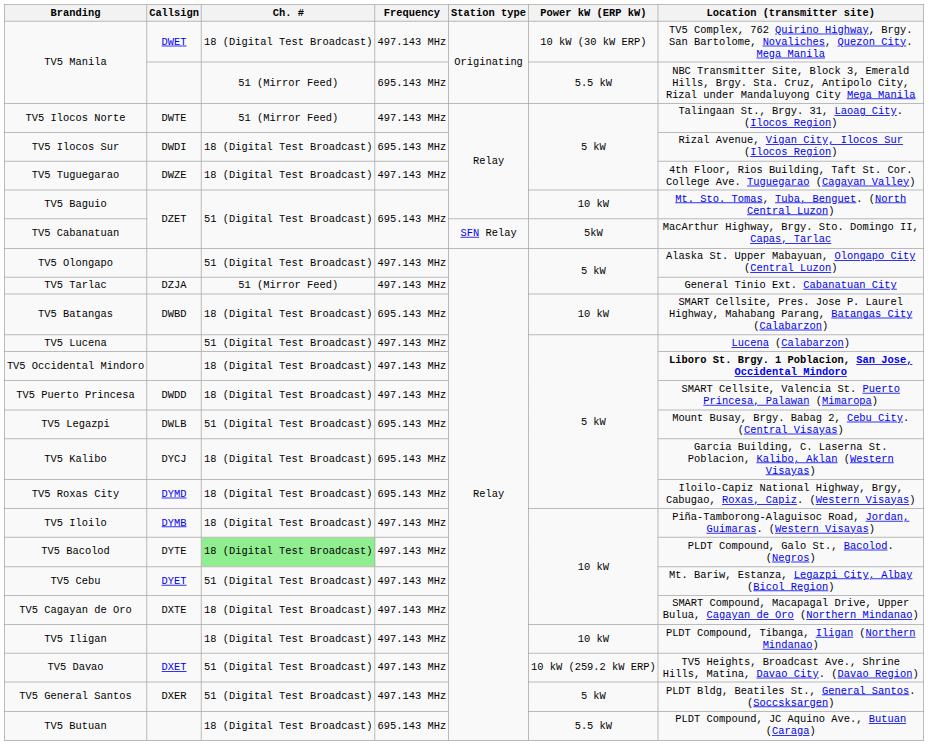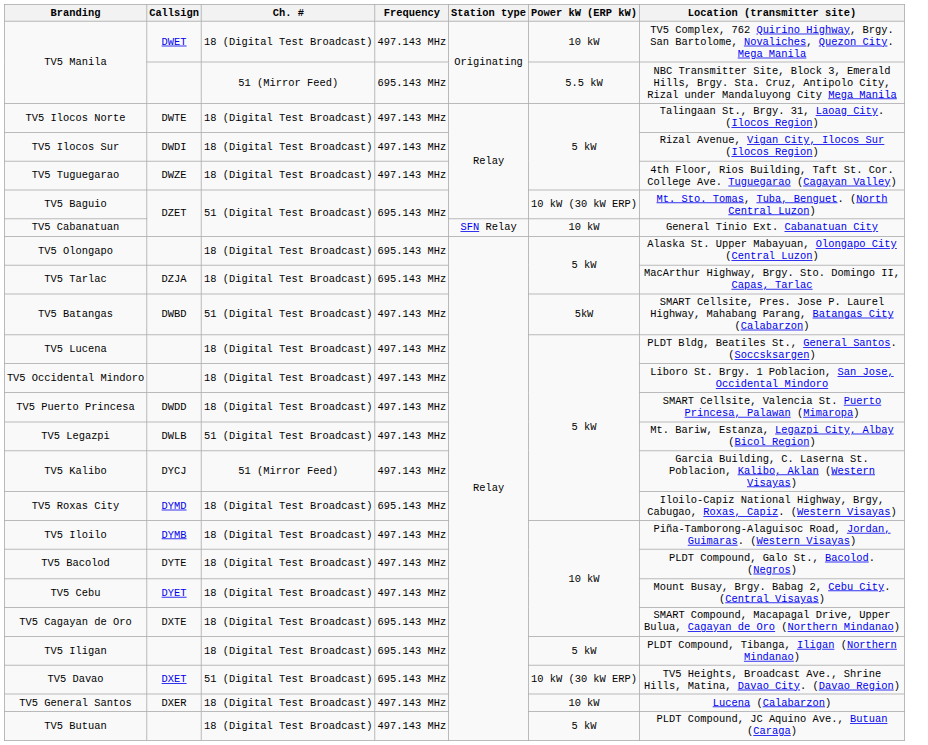(593, 42) 10 kW (30 kW ERP) -> (584, 42) 10 kW
(288, 118) 51 (Mirror Feed) -> (288, 118) 18 (Digital Test Broadcast)
(412, 147) 695.143 MHz -> (412, 147) 497.143 MHz
(593, 205) 10 kW -> (584, 205) 10 kW (30 kW ERP)
(593, 234) 5kW -> (584, 228) 10 kW
(791, 234) MacArthur Highway, Brgy. Sto. Domingo II, Capas, Tarlac -> (772, 228) General Tinio Ext. Cabanatuan City
(288, 262) 51 (Digital Test Broadcast) -> (288, 250) 18 (Digital Test Broadcast)
(412, 262) 497.143 MHz -> (412, 250) 695.143 MHz
(288, 285) 51 (Mirror Feed) -> (288, 279) 18 (Digital Test Broadcast)
(412, 285) 497.143 MHz -> (412, 279) 695.143 MHz
(791, 285) General Tinio Ext. Cabanatuan City -> (772, 279) MacArthur Highway, Brgy. Sto. Domingo II, Capas, Tarlac
(288, 314) 18 (Digital Test Broadcast) -> (288, 314) 51 (Digital Test Broadcast)
(412, 314) 695.143 MHz -> (412, 314) 497.143 MHz
(593, 314) 10 kW -> (584, 314) 5kW
(288, 343) 51 (Digital Test Broadcast) -> (288, 349) 18 (Digital Test Broadcast)
(791, 343) Lucena (Calabarzon) -> (772, 349) PLDT Bldg, Beatiles St., General Santos. (Soccsksargen)
(791, 366) bold -> (772, 378) normal
(412, 424) 695.143 MHz -> (412, 436) 497.143 MHz
(791, 424) Mount Busay, Brgy. Babag 2, Cebu City. (Central Visayas) -> (772, 436) Mt. Bariw, Estanza, Legazpi City, Albay (Bicol Region)
(288, 459) 18 (Digital Test Broadcast) -> (288, 471) 51 (Mirror Feed)
(412, 459) 695.143 MHz -> (412, 471) 497.143 MHz
(288, 552) lightgreen background -> (288, 564) no background
(288, 581) 51 (Digital Test Broadcast) -> (288, 593) 18 (Digital Test Broadcast)
(791, 581) Mt. Bariw, Estanza, Legazpi City, Albay (Bicol Region) -> (772, 593) Mount Busay, Brgy. Babag 2, Cebu City. (Central Visayas)
(412, 610) 497.143 MHz -> (412, 622) 695.143 MHz
(412, 639) 497.143 MHz -> (412, 651) 695.143 MHz
(593, 639) 10 kW -> (584, 651) 5 kW
(412, 668) 497.143 MHz -> (412, 680) 695.143 MHz
(593, 668) 10 kW (259.2 kW ERP) -> (584, 680) 10 kW (30 kW ERP)
(288, 697) 51 (Digital Test Broadcast) -> (288, 703) 18 (Digital Test Broadcast)
(593, 697) 5 kW -> (584, 703) 10 kW
(791, 697) PLDT Bldg, Beatiles St., General Santos. (Soccsksargen) -> (772, 703) Lucena (Calabarzon)
(412, 726) 695.143 MHz -> (412, 726) 497.143 MHz
(593, 726) 5.5 kW -> (584, 726) 5 kW
